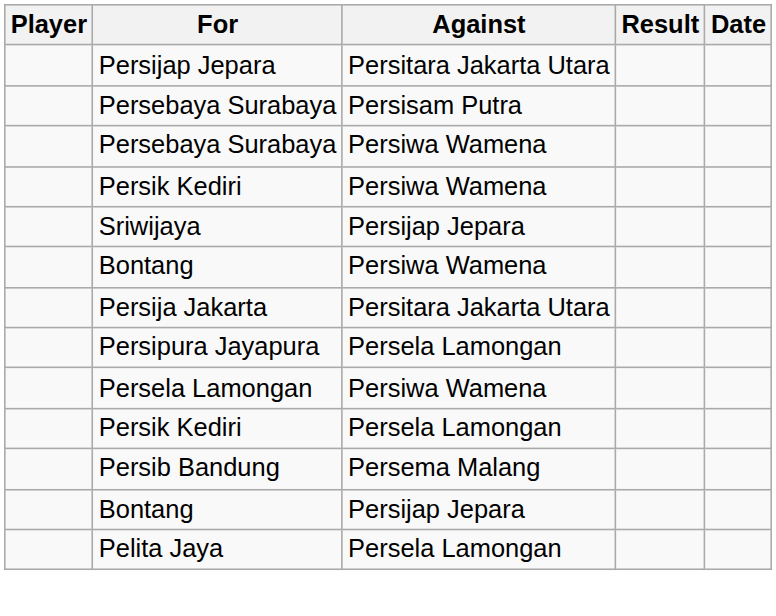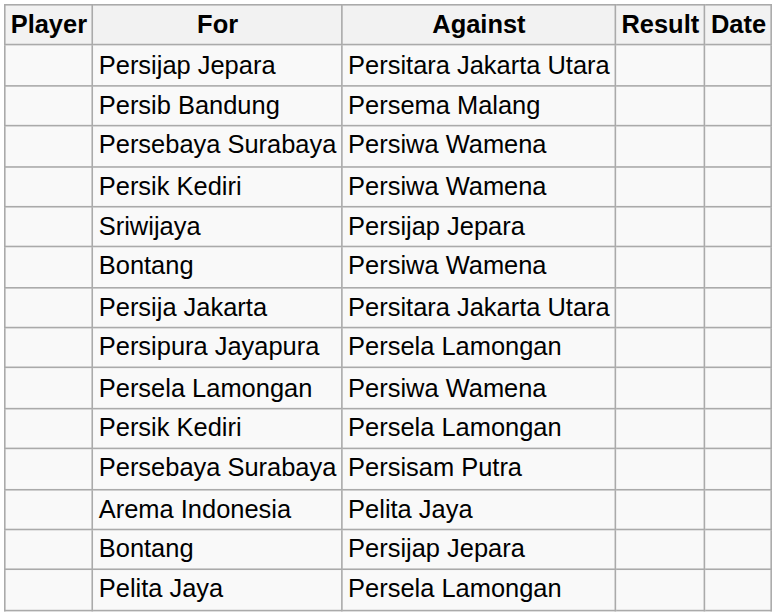rows swapped: (218, 105) <-> (189, 468)
+ row: (195, 508)
